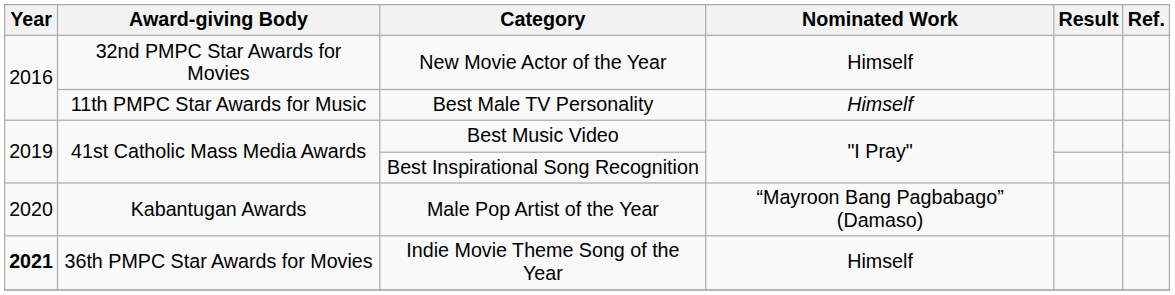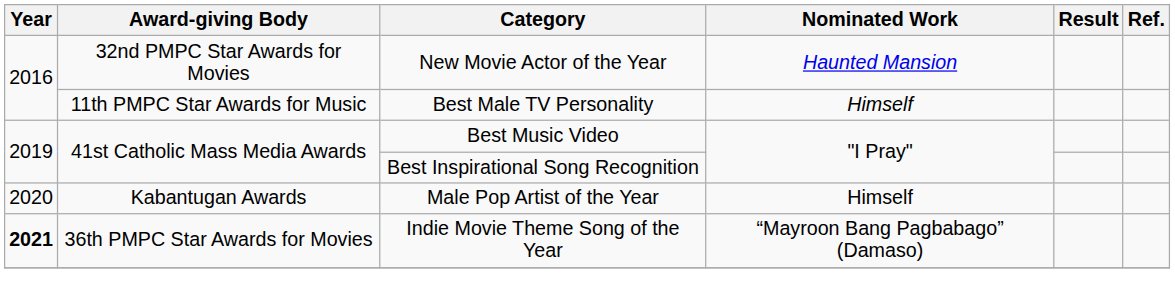(880, 62) Himself -> (880, 62) Haunted Mansion
(880, 209) “Mayroon Bang Pagbabago” (Damaso) -> (880, 198) Himself
(880, 262) Himself -> (880, 240) “Mayroon Bang Pagbabago” (Damaso)
